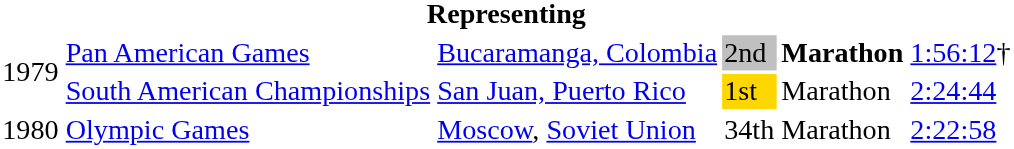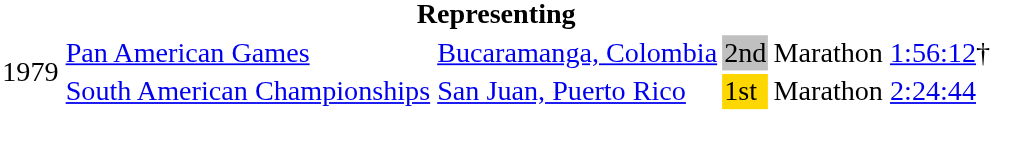(842, 52) bold -> (828, 52) normal
- row: (158, 129)
